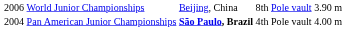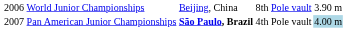(14, 21) 2004 -> (14, 21) 2007
(328, 21) no background -> (328, 21) lightblue background
